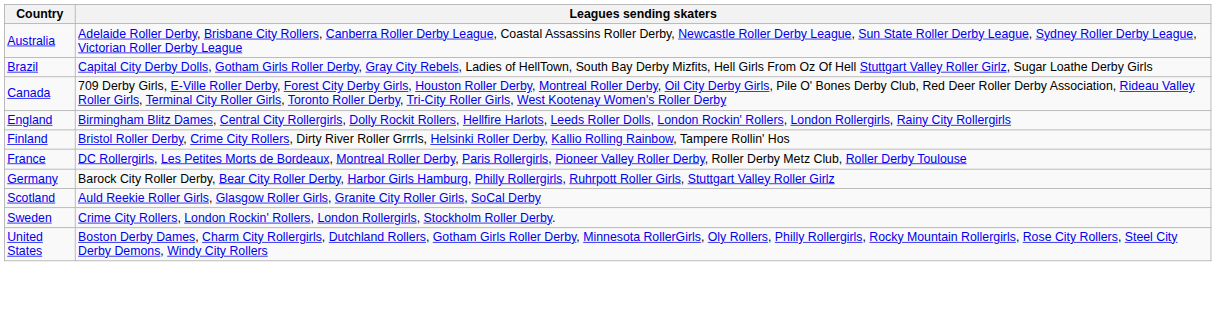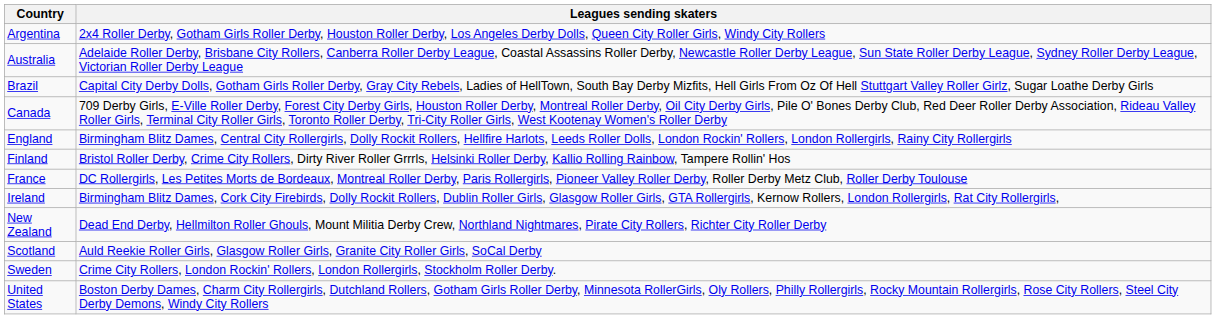+ row: (34, 33)
- row: (33, 178)
+ row: (26, 198)
+ row: (29, 224)
